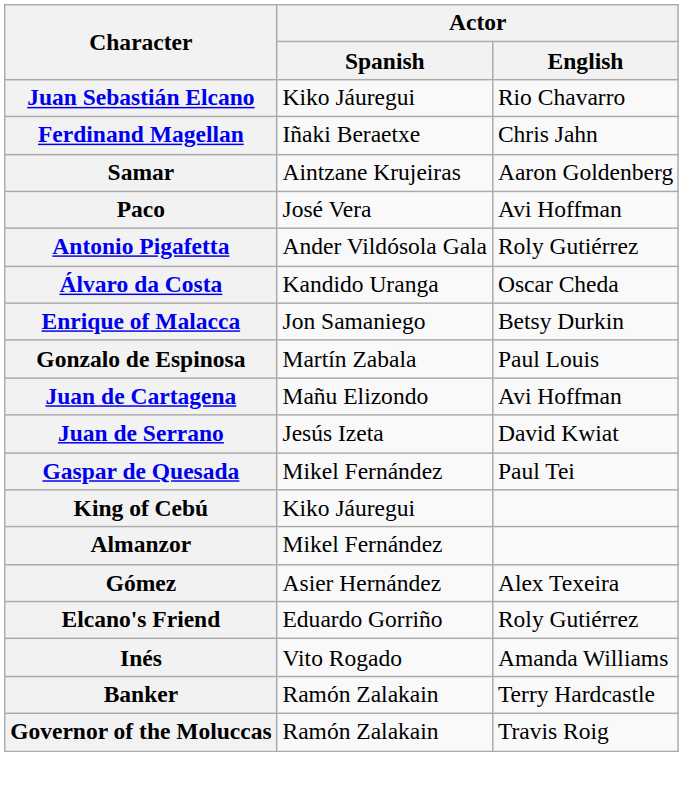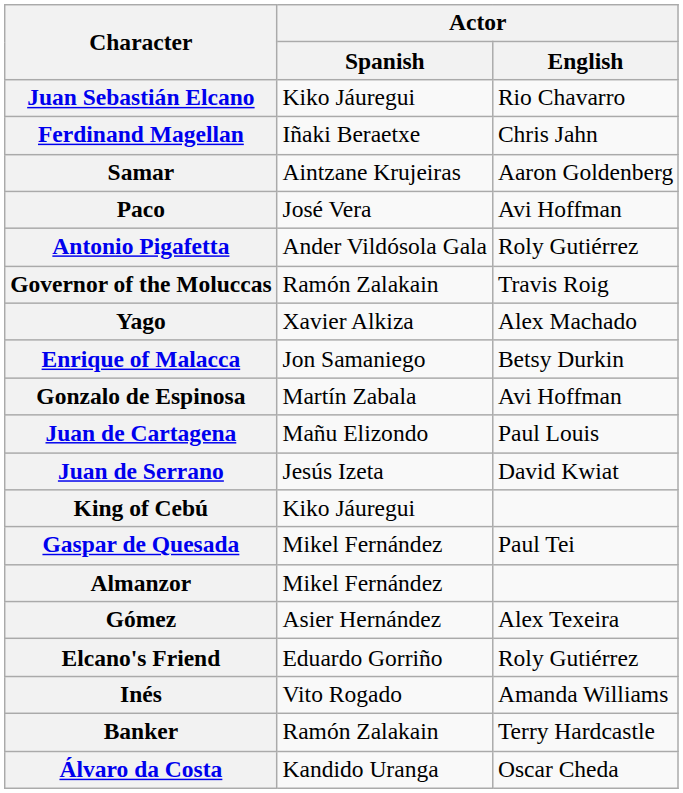rows swapped: (141, 284) <-> (141, 731)
+ row: (141, 321)
(549, 358) Paul Louis -> (560, 396) Avi Hoffman
(560, 396) Avi Hoffman -> (549, 433) Paul Louis
rows swapped: (141, 470) <-> (141, 508)
